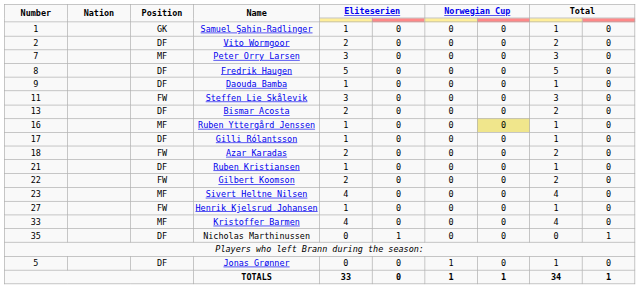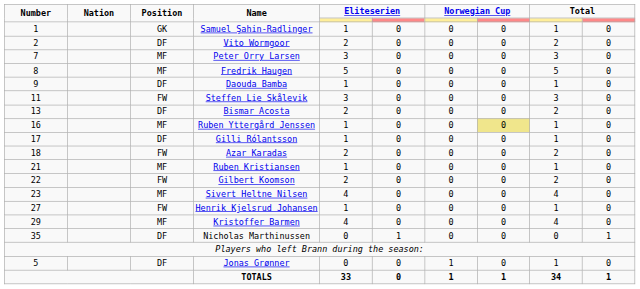(162, 70) DF -> (162, 70) MF
(162, 167) DF -> (162, 167) MF
(36, 222) 33 -> (36, 222) 29
